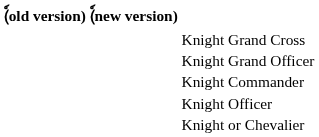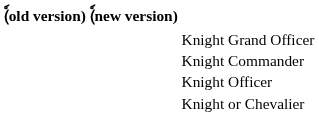- row: (243, 40)
